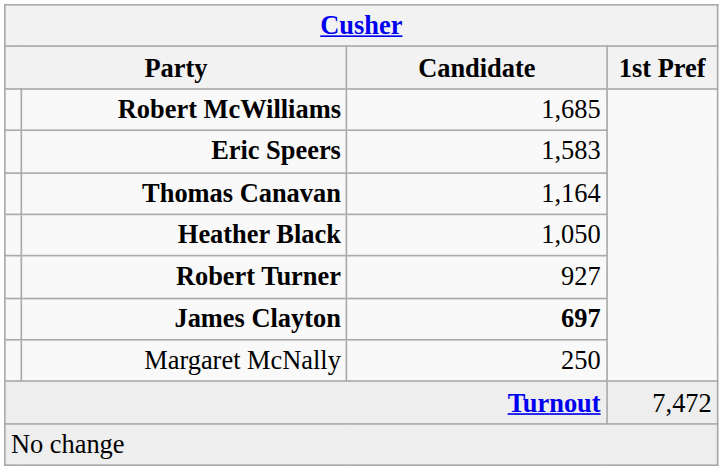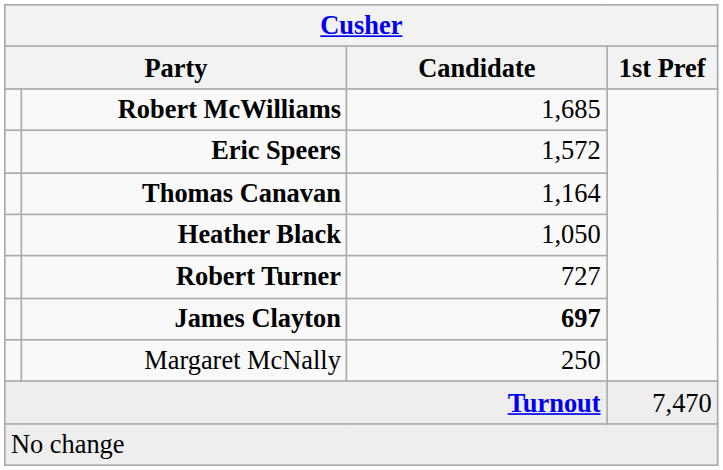(571, 151) 1,583 -> (571, 151) 1,572
(581, 276) 927 -> (581, 276) 727
(682, 402) 7,472 -> (682, 402) 7,470
